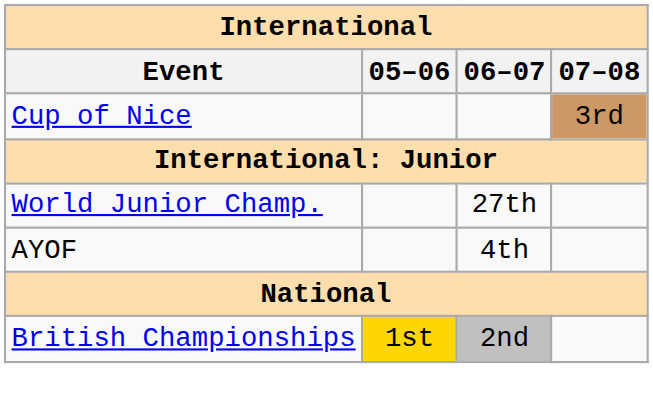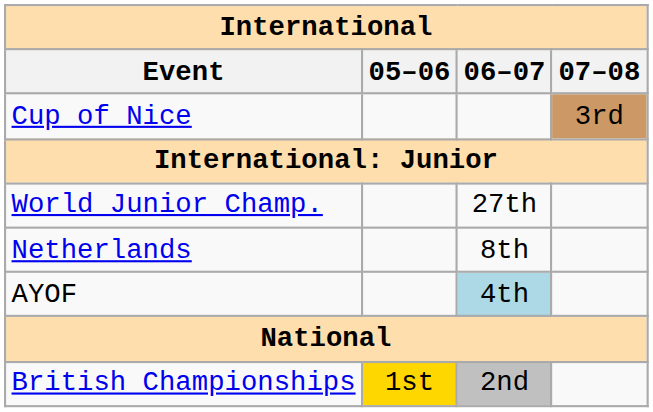+ row: (102, 250)
(504, 250) no background -> (504, 294) lightblue background
